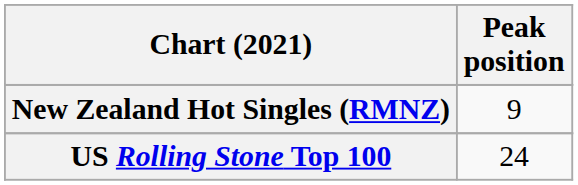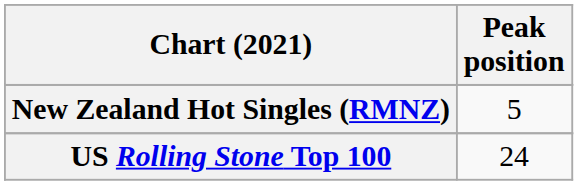(514, 108) 9 -> (514, 108) 5
